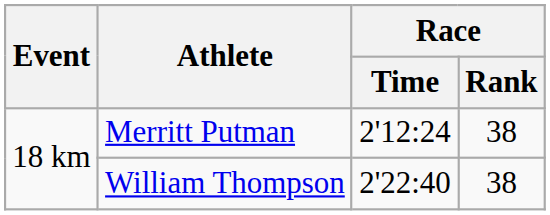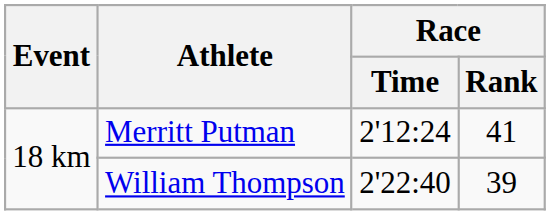(501, 132) 38 -> (501, 132) 41
(501, 183) 38 -> (501, 183) 39
